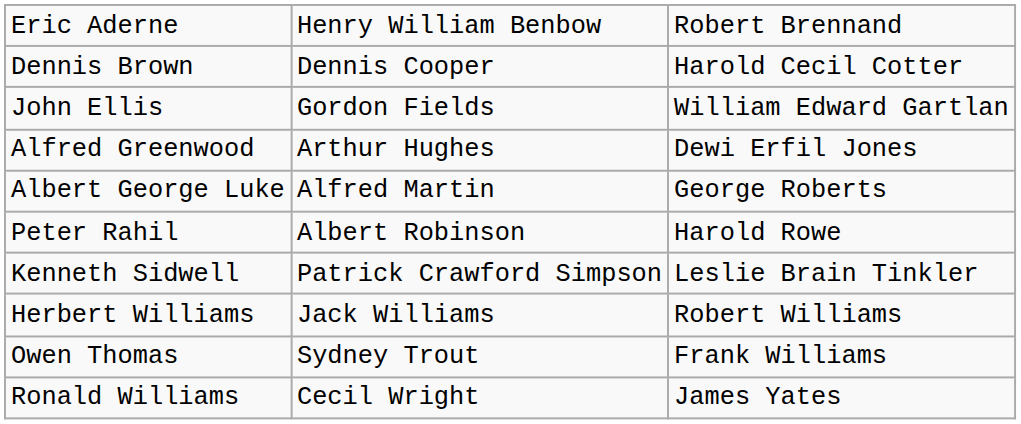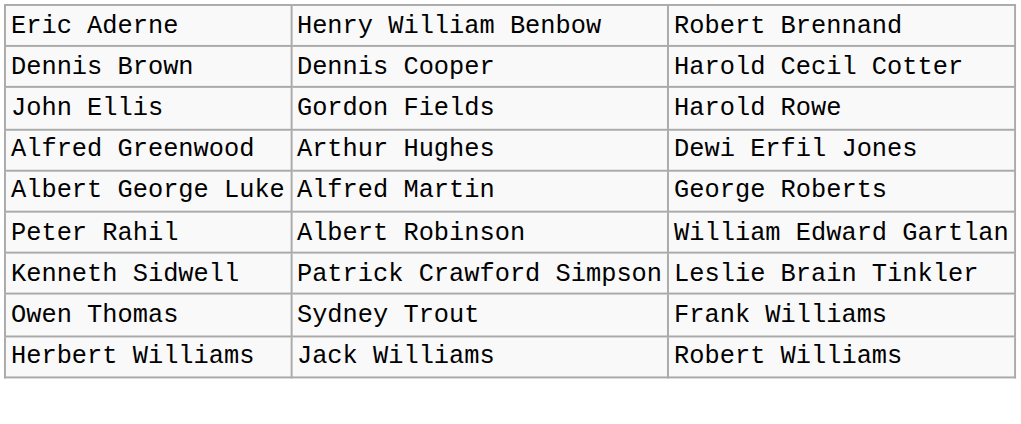(841, 108) William Edward Gartlan -> (758, 108) Harold Rowe
(758, 232) Harold Rowe -> (841, 232) William Edward Gartlan
rows swapped: (95, 356) <-> (133, 315)
- row: (125, 397)
